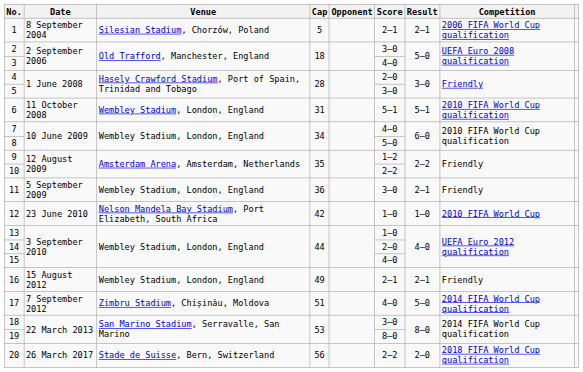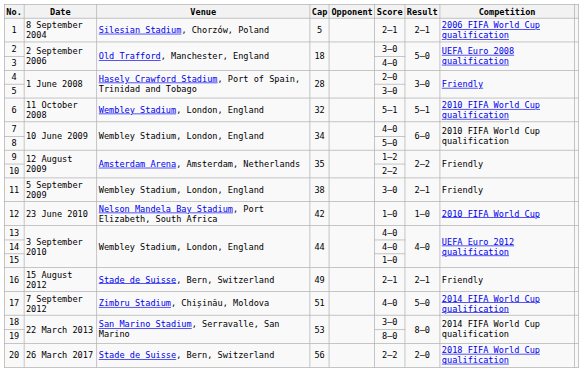(320, 110) 31 -> (320, 110) 32
(320, 190) 36 -> (320, 190) 38
(390, 233) 1–0 -> (390, 233) 4–0
(390, 247) 2–0 -> (390, 247) 4–0
(390, 261) 4–0 -> (390, 261) 1–0
(181, 280) Wembley Stadium, London, England -> (187, 280) Stade de Suisse, Bern, Switzerland
